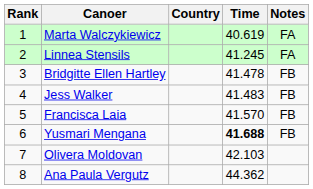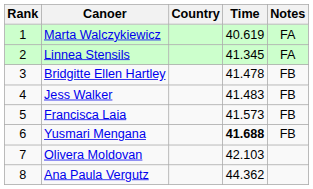(245, 54) 41.245 -> (245, 54) 41.345
(245, 114) 41.570 -> (245, 114) 41.573
